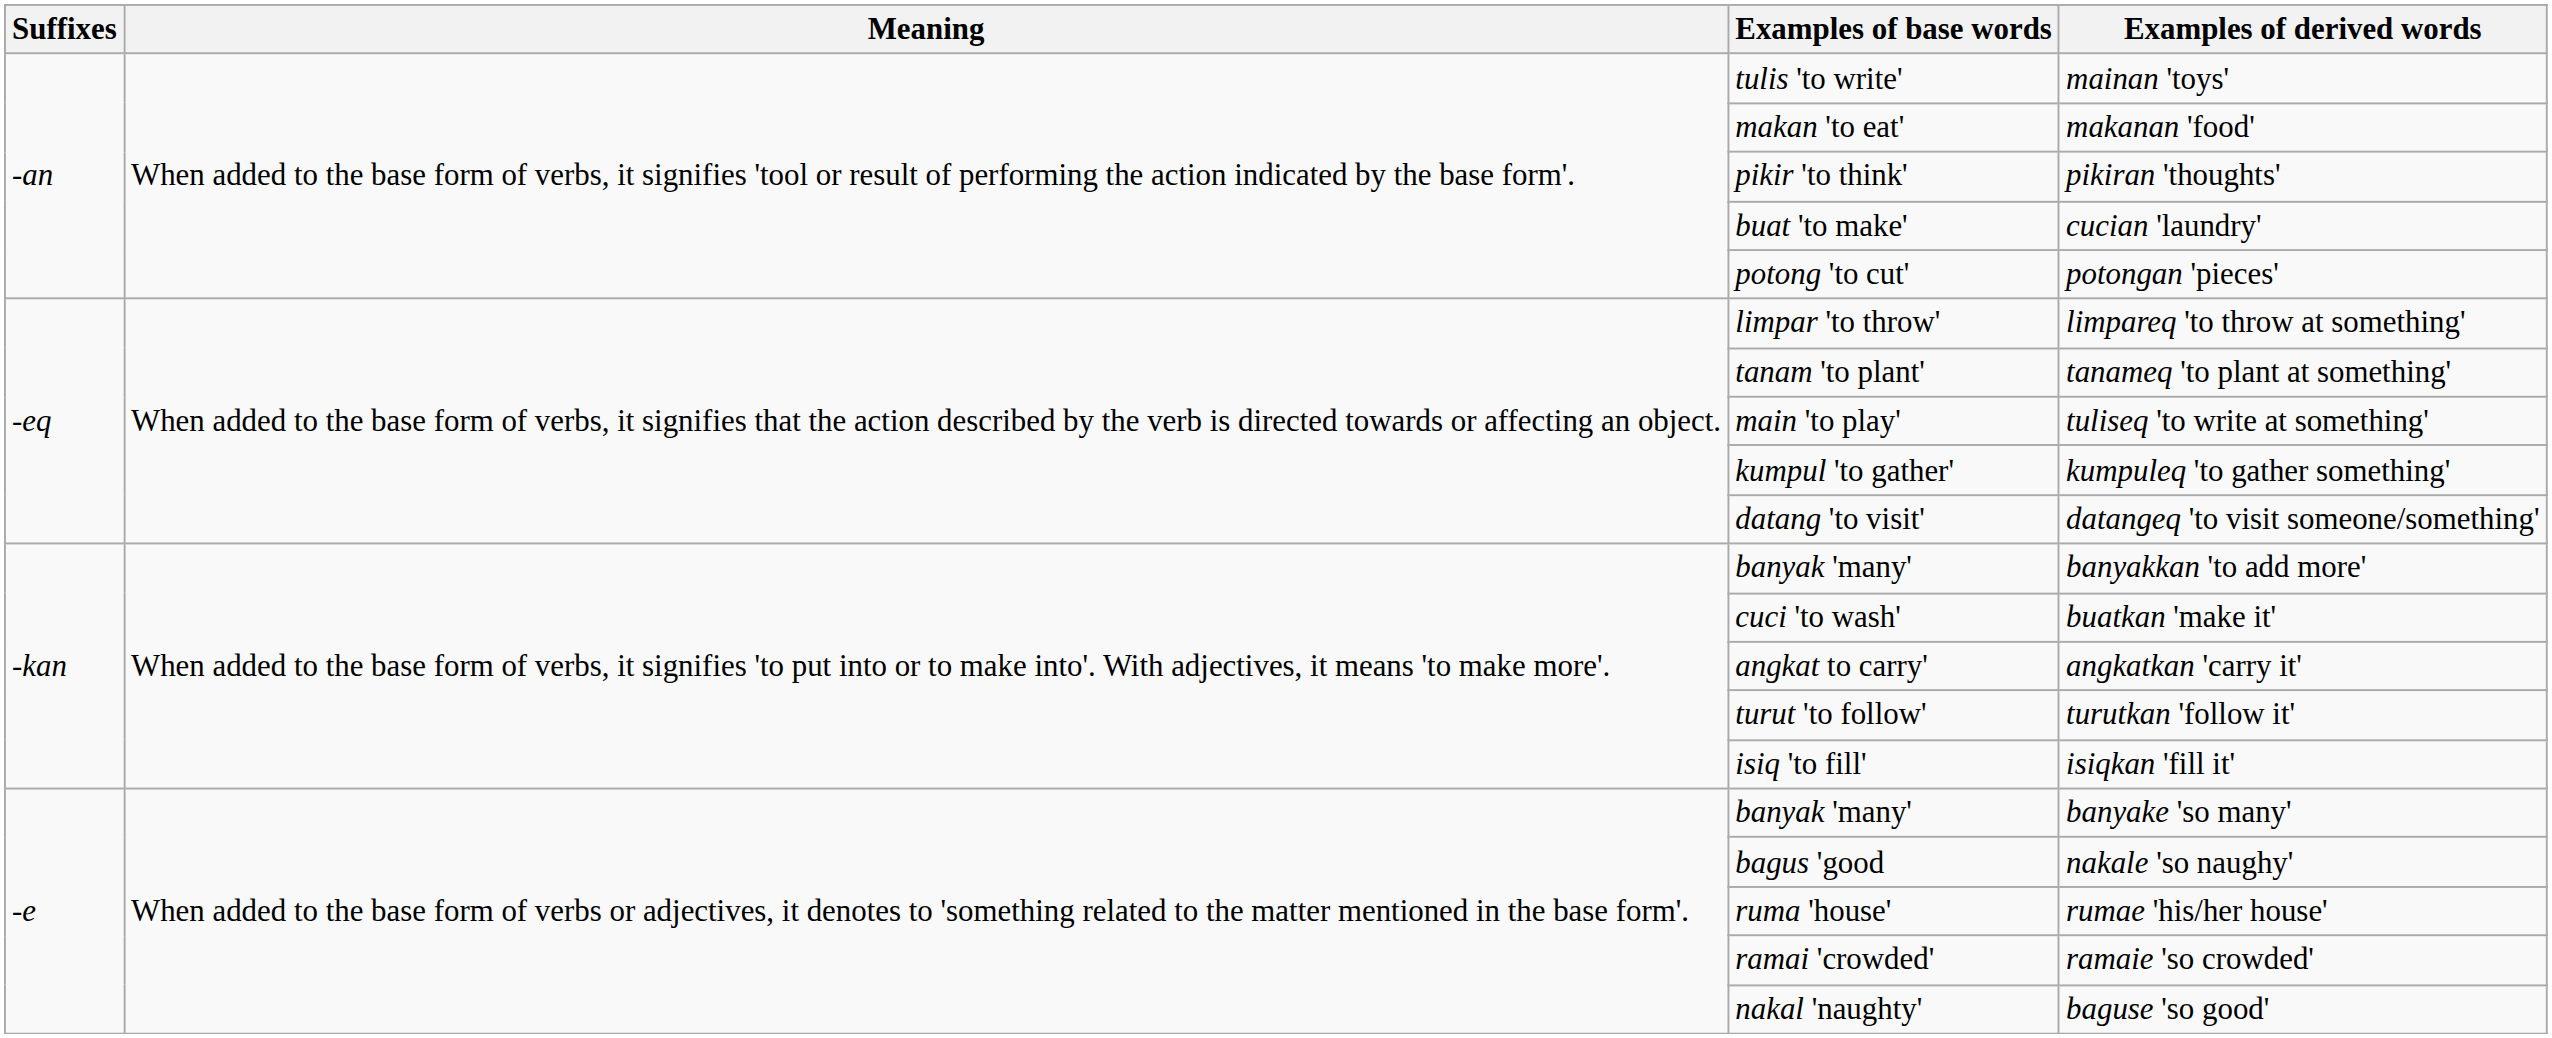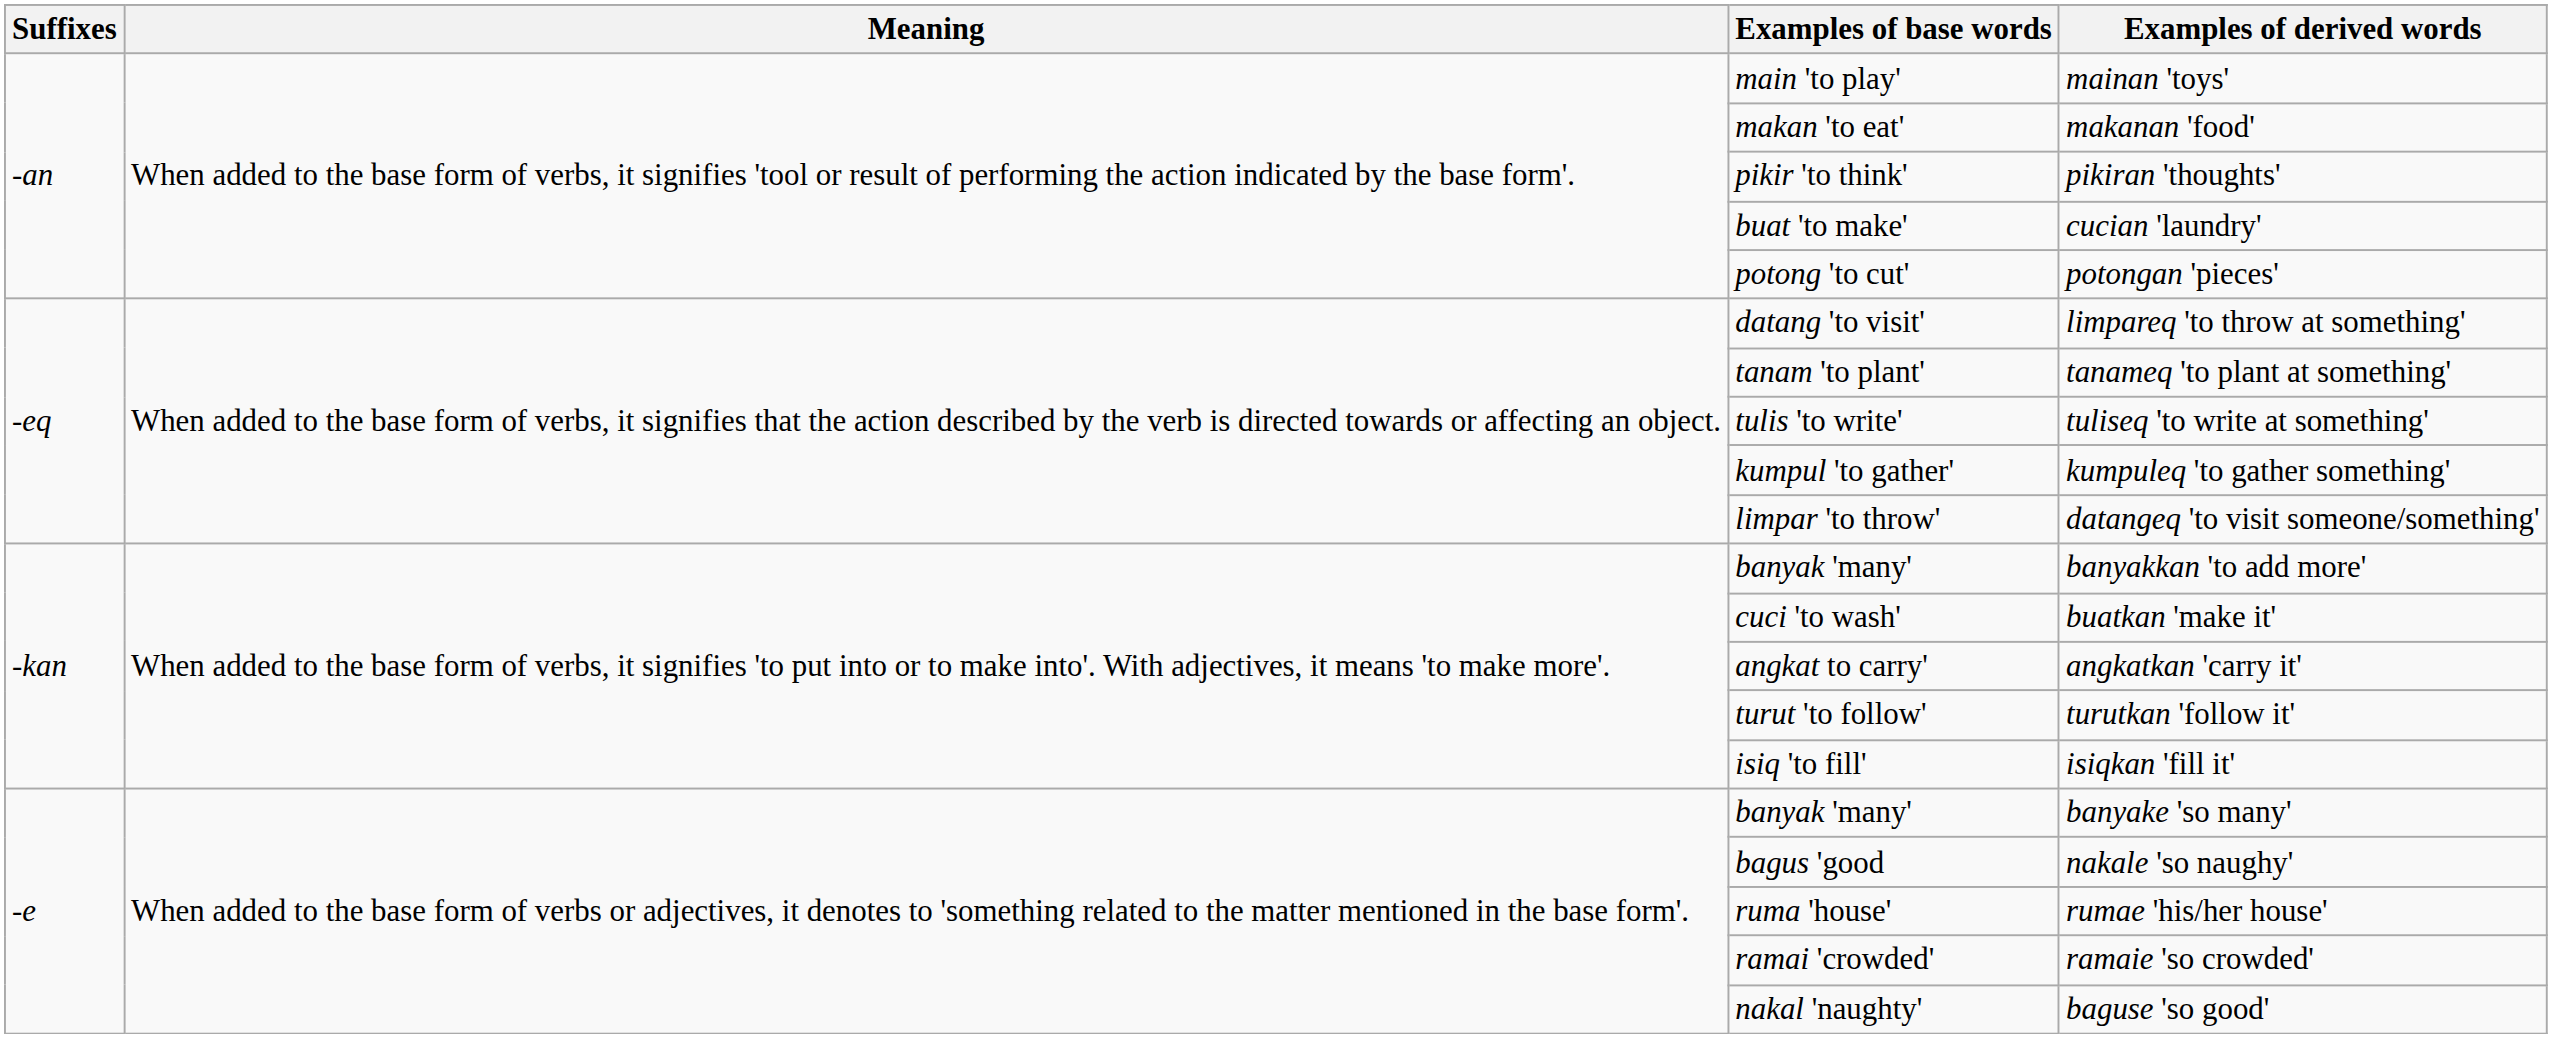(1819, 77) tulis 'to write' -> (1818, 77) main 'to play'
(1838, 322) limpar 'to throw' -> (1830, 322) datang 'to visit'
(1818, 420) main 'to play' -> (1819, 420) tulis 'to write'
(1830, 518) datang 'to visit' -> (1838, 518) limpar 'to throw'
